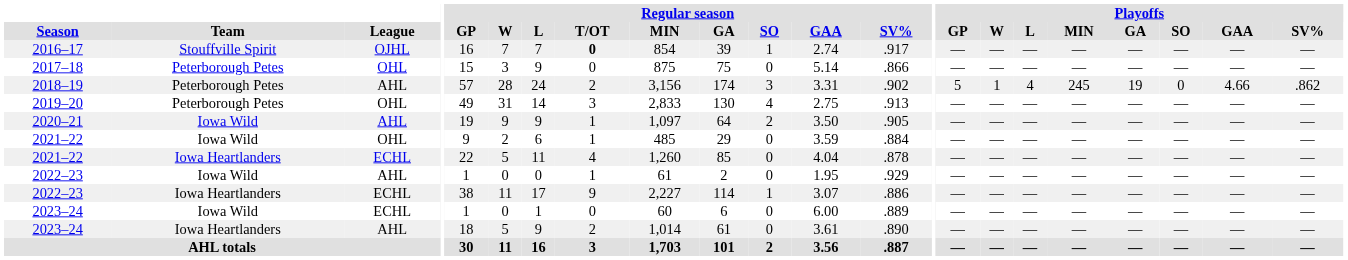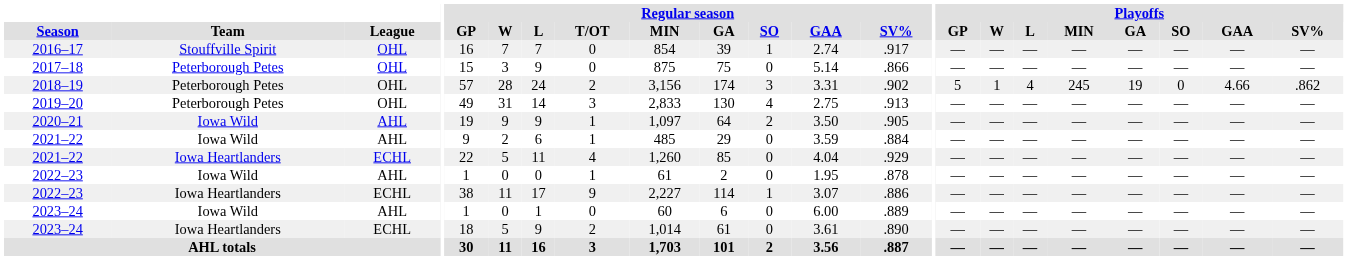(392, 49) OJHL -> (392, 49) OHL
(592, 49) bold -> (592, 49) normal
(392, 85) AHL -> (392, 85) OHL
(392, 139) OHL -> (392, 139) AHL
(896, 157) .878 -> (896, 157) .929
(896, 175) .929 -> (896, 175) .878
(392, 211) ECHL -> (392, 211) AHL
(392, 229) AHL -> (392, 229) ECHL
